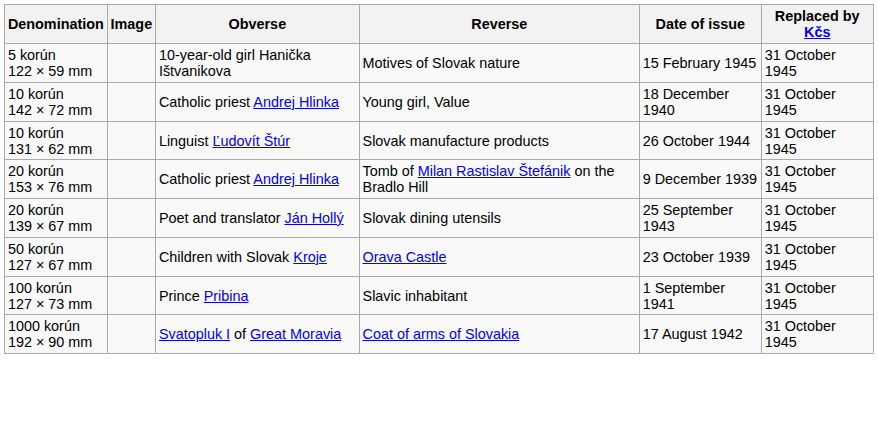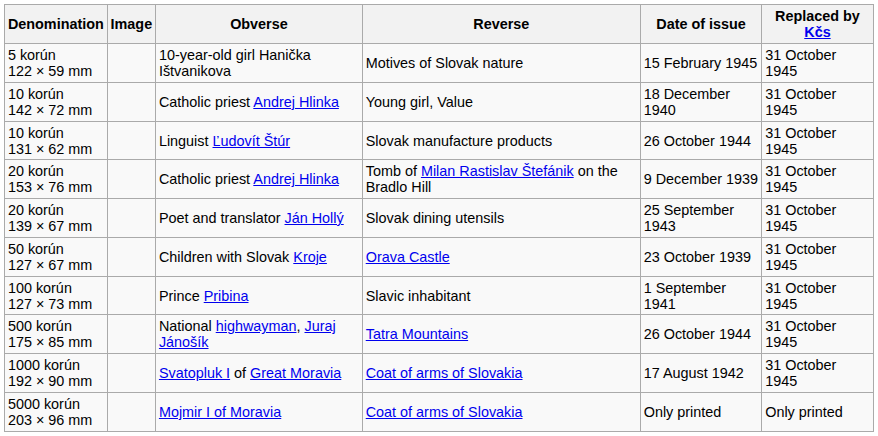+ row: (50, 334)
+ row: (50, 412)
